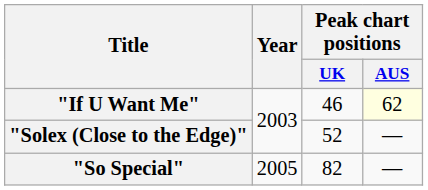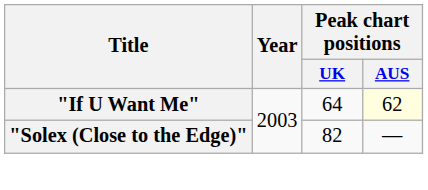(332, 104) 46 -> (332, 104) 64
(332, 136) 52 -> (332, 136) 82
- row: (128, 168)
